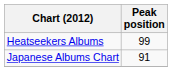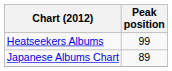(144, 58) 91 -> (144, 58) 89
